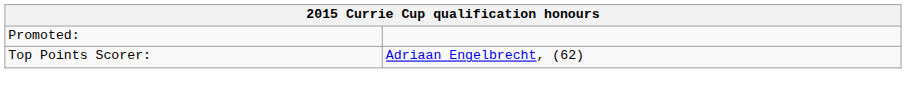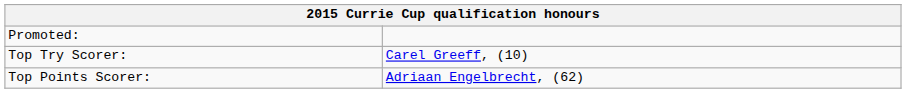+ row: (68, 56)
